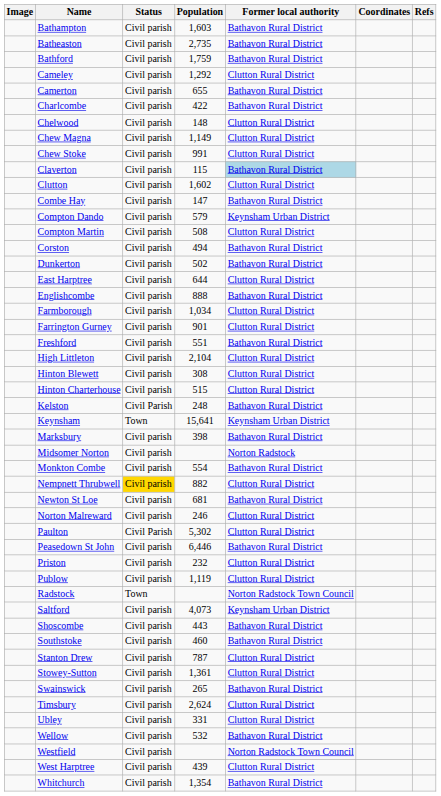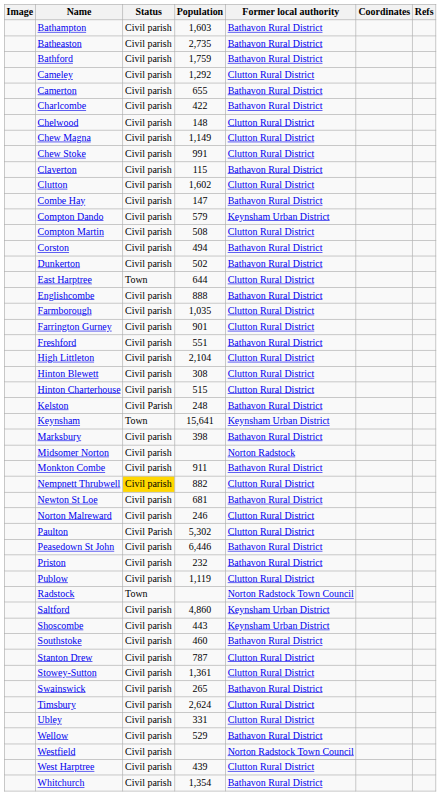(275, 169) lightblue background -> (275, 169) no background
(148, 279) Civil parish -> (136, 279) Town
(200, 311) 1,034 -> (200, 311) 1,035
(200, 468) 554 -> (200, 468) 911
(271, 563) Clutton Rural District -> (275, 563) Bathavon Rural District
(200, 610) 4,073 -> (200, 610) 4,860
(275, 625) Bathavon Rural District -> (279, 625) Keynsham Urban District
(200, 736) 532 -> (200, 736) 529
